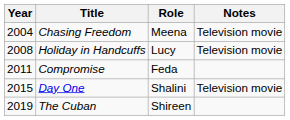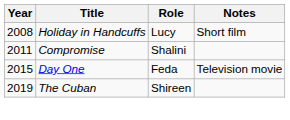- row: (85, 32)
(239, 50) Television movie -> (221, 32) Short film
(164, 69) Feda -> (168, 50) Shalini
(168, 87) Shalini -> (164, 69) Feda
